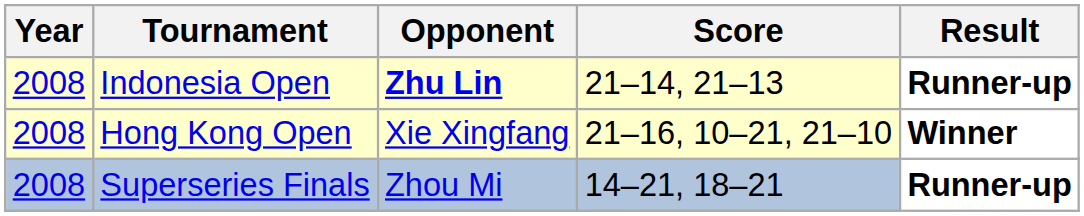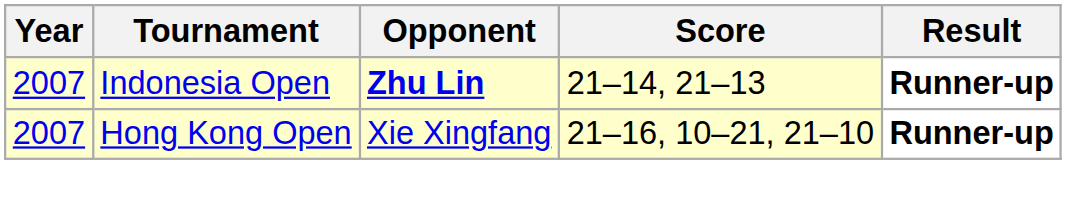(49, 83) 2008 -> (49, 83) 2007
(49, 134) 2008 -> (49, 134) 2007
(962, 134) Winner -> (972, 134) Runner-up
- row: (235, 185)
